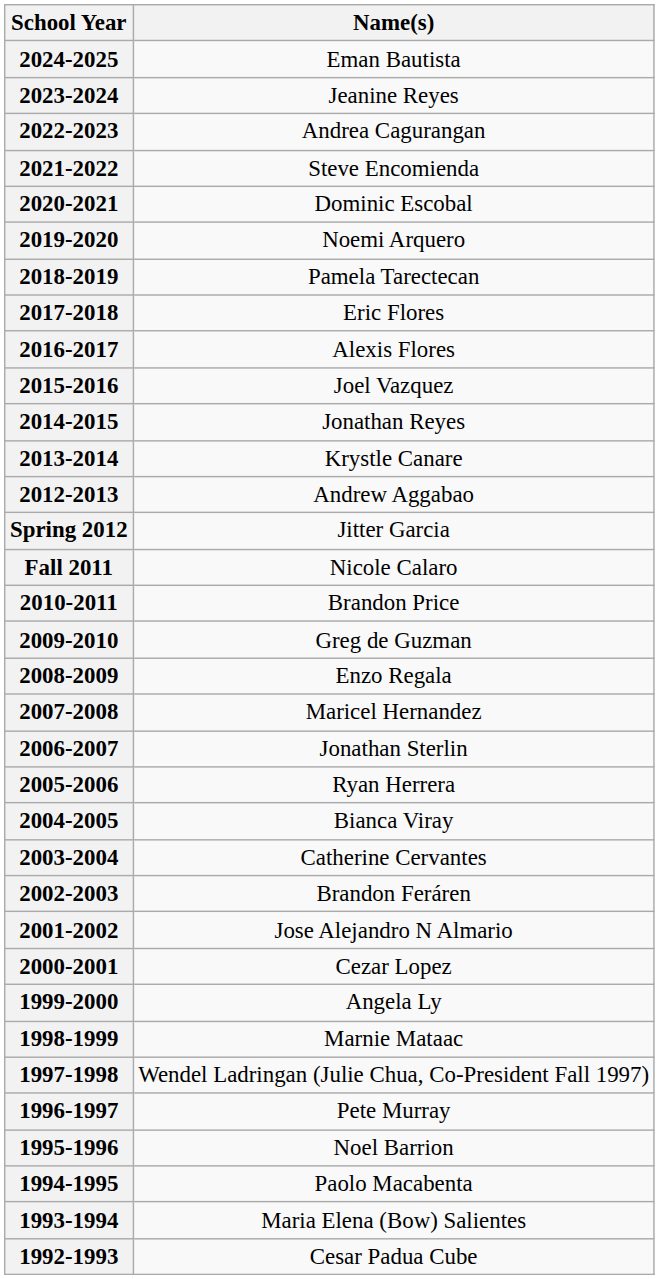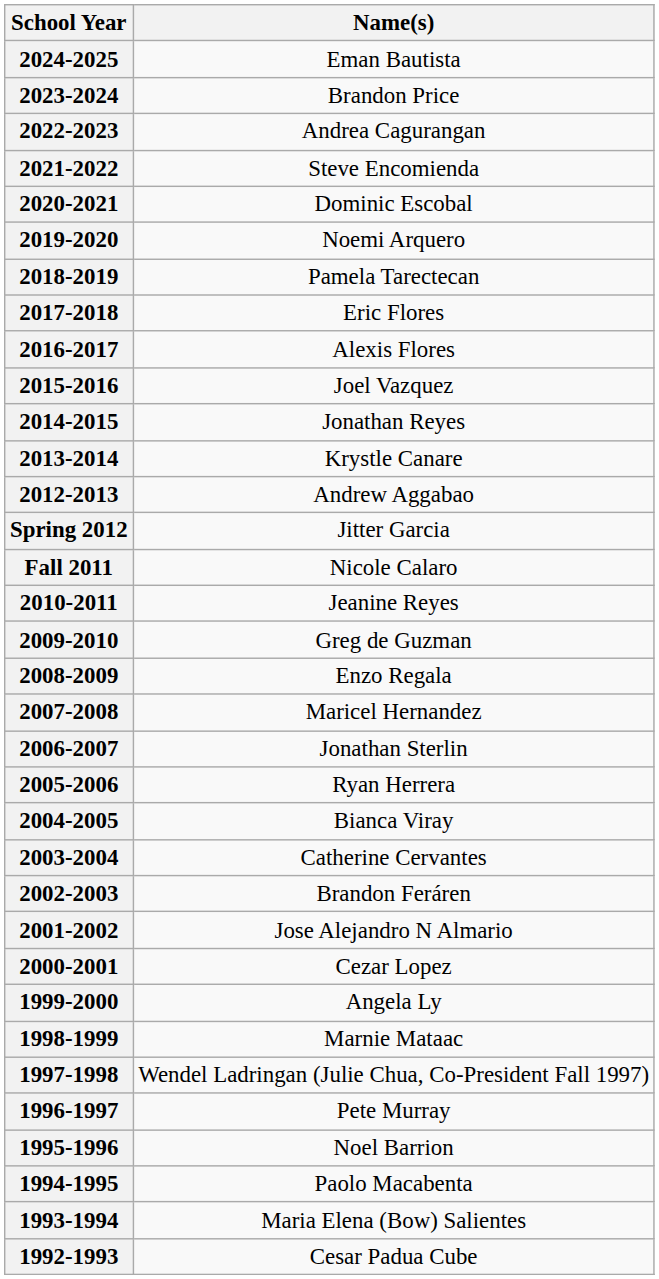(394, 95) Jeanine Reyes -> (394, 95) Brandon Price
(394, 603) Brandon Price -> (394, 603) Jeanine Reyes
